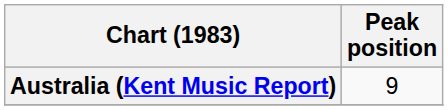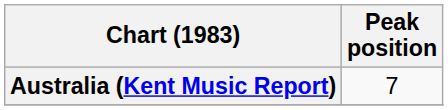(392, 85) 9 -> (392, 85) 7
